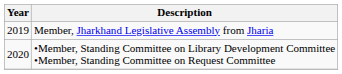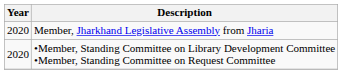(18, 30) 2019 -> (18, 30) 2020
